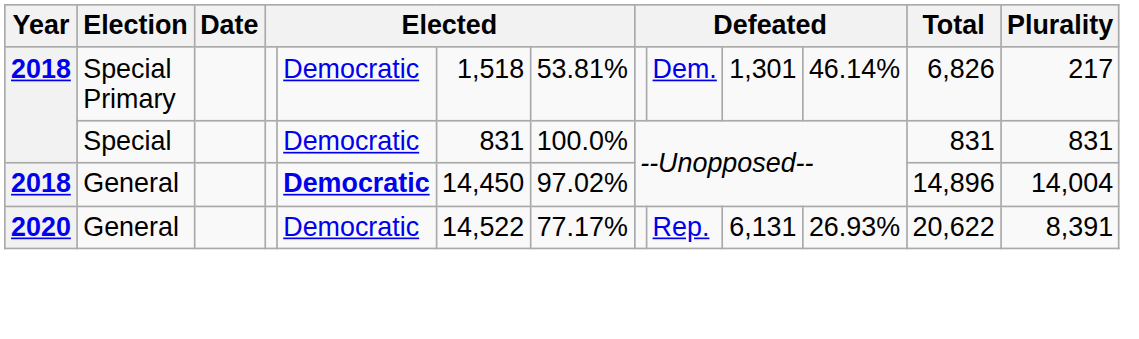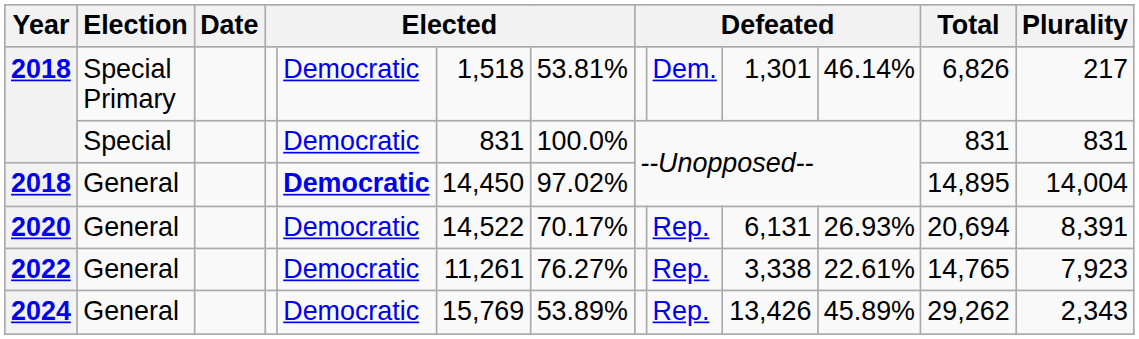(954, 183) 14,896 -> (968, 183) 14,895
(582, 226) 77.17% -> (582, 226) 70.17%
(954, 226) 20,622 -> (968, 226) 20,694
+ row: (41, 269)
+ row: (41, 311)
